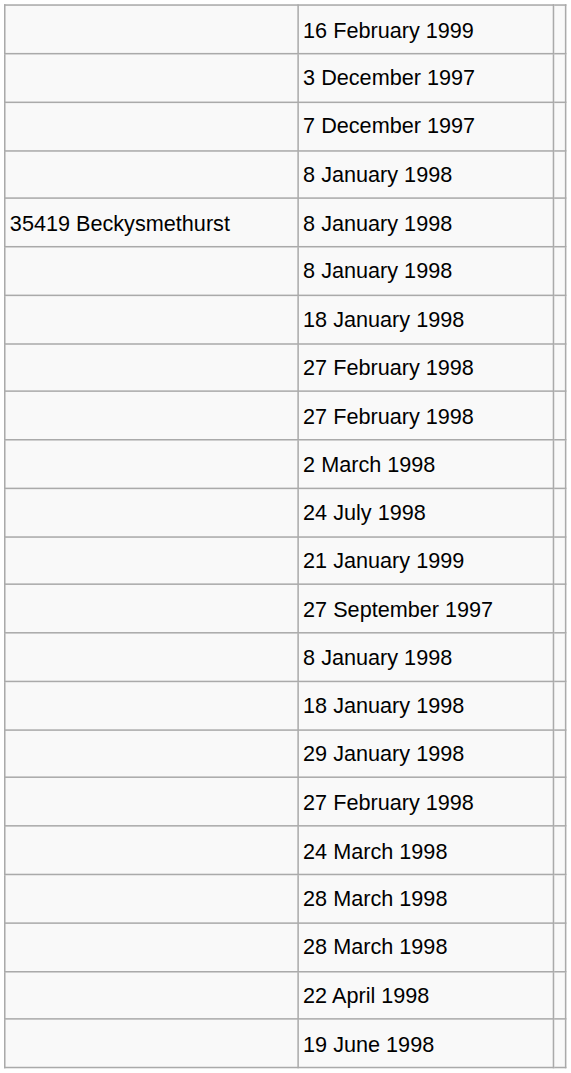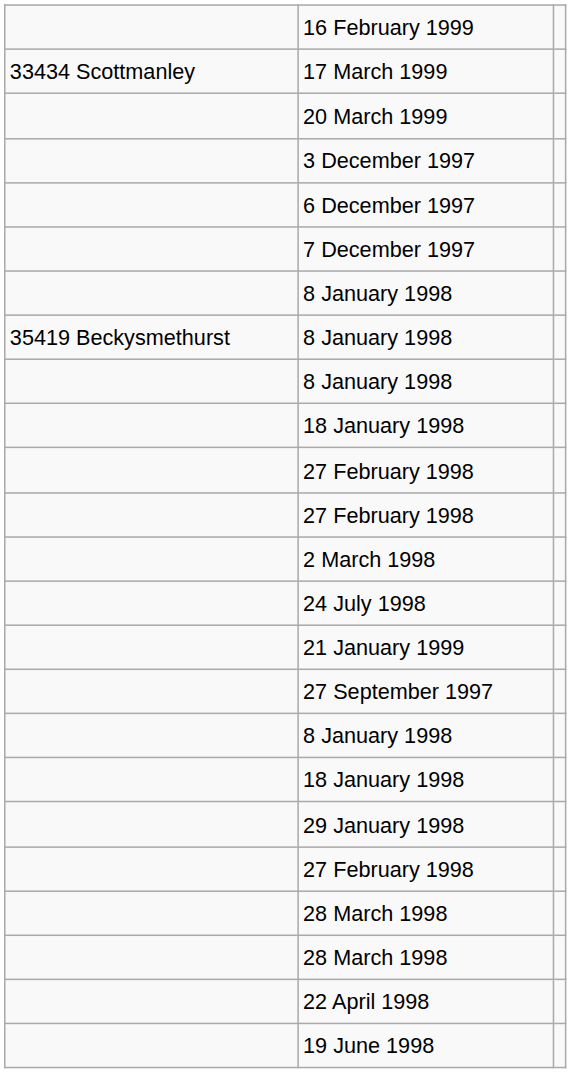+ row: (102, 72)
+ row: (151, 116)
+ row: (151, 205)
- row: (151, 850)
